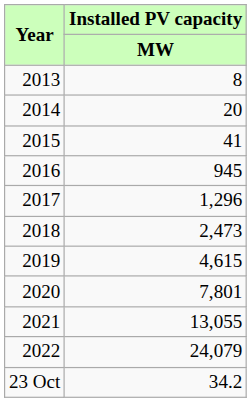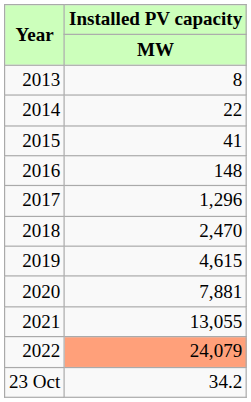(233, 110) 20 -> (233, 110) 22
(228, 170) 945 -> (228, 170) 148
(221, 230) 2,473 -> (221, 230) 2,470
(221, 291) 7,801 -> (221, 291) 7,881
(216, 351) no background -> (216, 351) lightsalmon background
